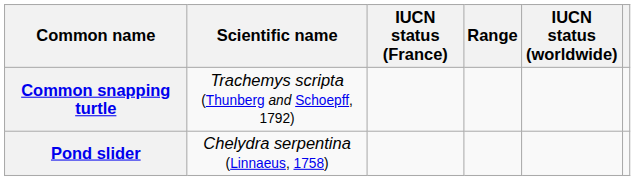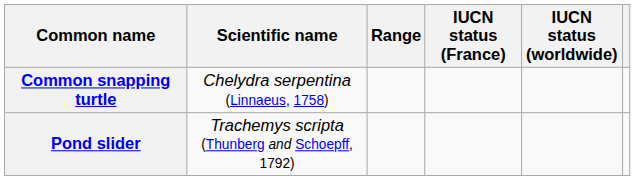columns swapped: (492, 36) <-> (415, 36)
(277, 99) Trachemys scripta (Thunberg and Schoepff, 1792) -> (277, 90) Chelydra serpentina (Linnaeus, 1758)
(277, 153) Chelydra serpentina (Linnaeus, 1758) -> (277, 144) Trachemys scripta (Thunberg and Schoepff, 1792)
